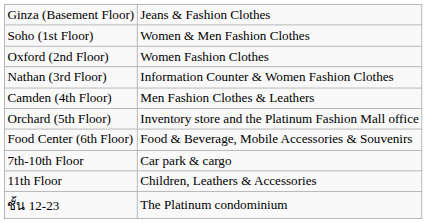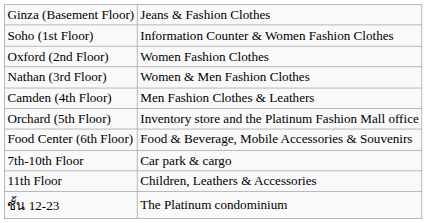(225, 35) Women & Men Fashion Clothes -> (267, 35) Information Counter & Women Fashion Clothes
(267, 77) Information Counter & Women Fashion Clothes -> (225, 77) Women & Men Fashion Clothes
